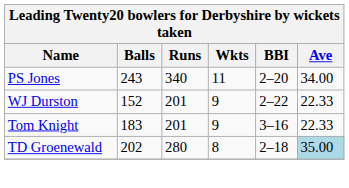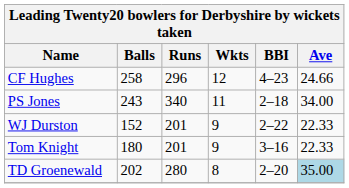+ row: (41, 78)
(274, 78) 2–20 -> (274, 101) 2–18
(131, 124) 183 -> (131, 147) 180
(274, 147) 2–18 -> (274, 170) 2–20
